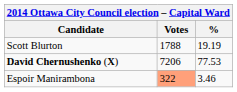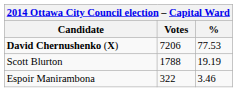rows swapped: (62, 62) <-> (35, 45)
(168, 78) lightsalmon background -> (168, 78) no background
